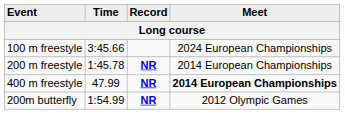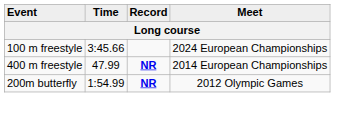- row: (45, 65)
(255, 83) bold -> (250, 65) normal
